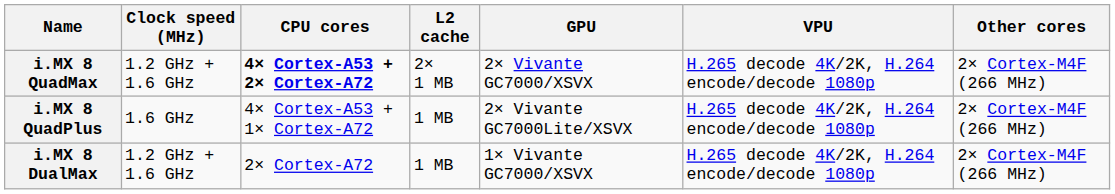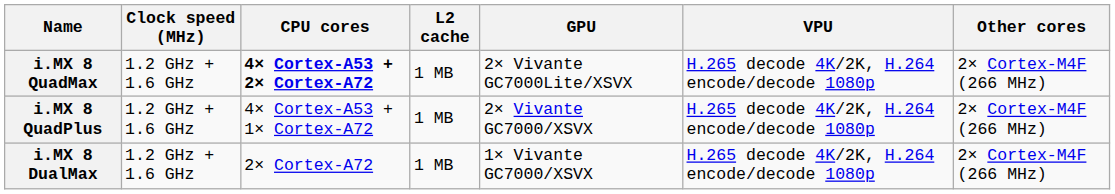(434, 74) 2× 1 MB -> (434, 74) 1 MB
(538, 74) 2× Vivante GC7000/XSVX -> (558, 74) 2× Vivante GC7000Lite/XSVX
(160, 120) 1.6 GHz -> (170, 120) 1.2 GHz + 1.6 GHz
(558, 120) 2× Vivante GC7000Lite/XSVX -> (538, 120) 2× Vivante GC7000/XSVX
